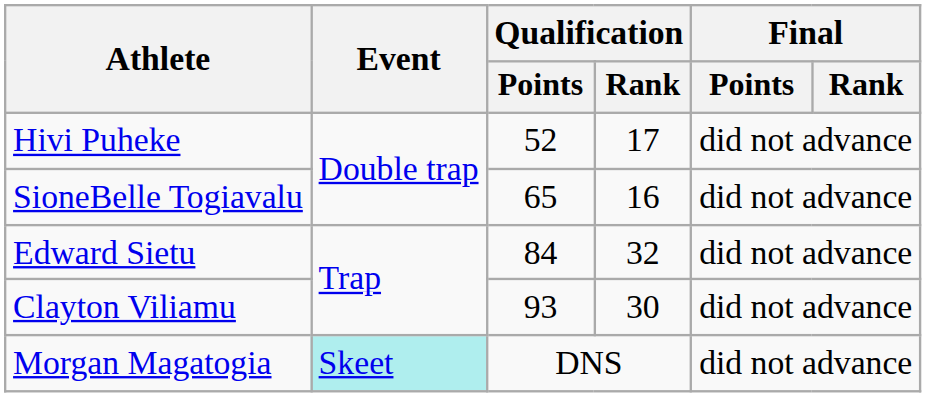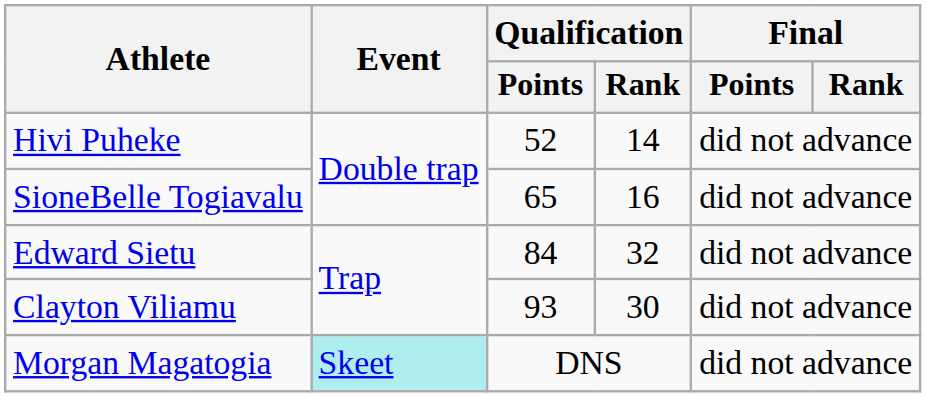(643, 140) 17 -> (643, 140) 14
